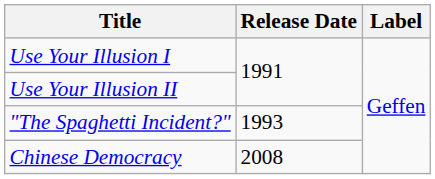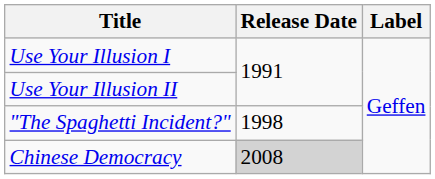(262, 122) 1993 -> (262, 122) 1998
(262, 156) no background -> (262, 156) lightgrey background
